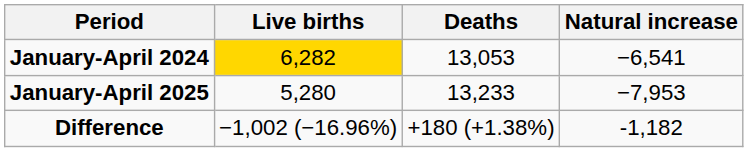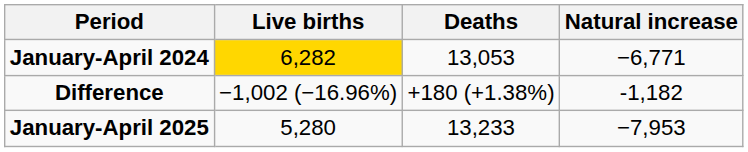(651, 57) −6,541 -> (651, 57) −6,771
rows swapped: (109, 92) <-> (109, 127)
